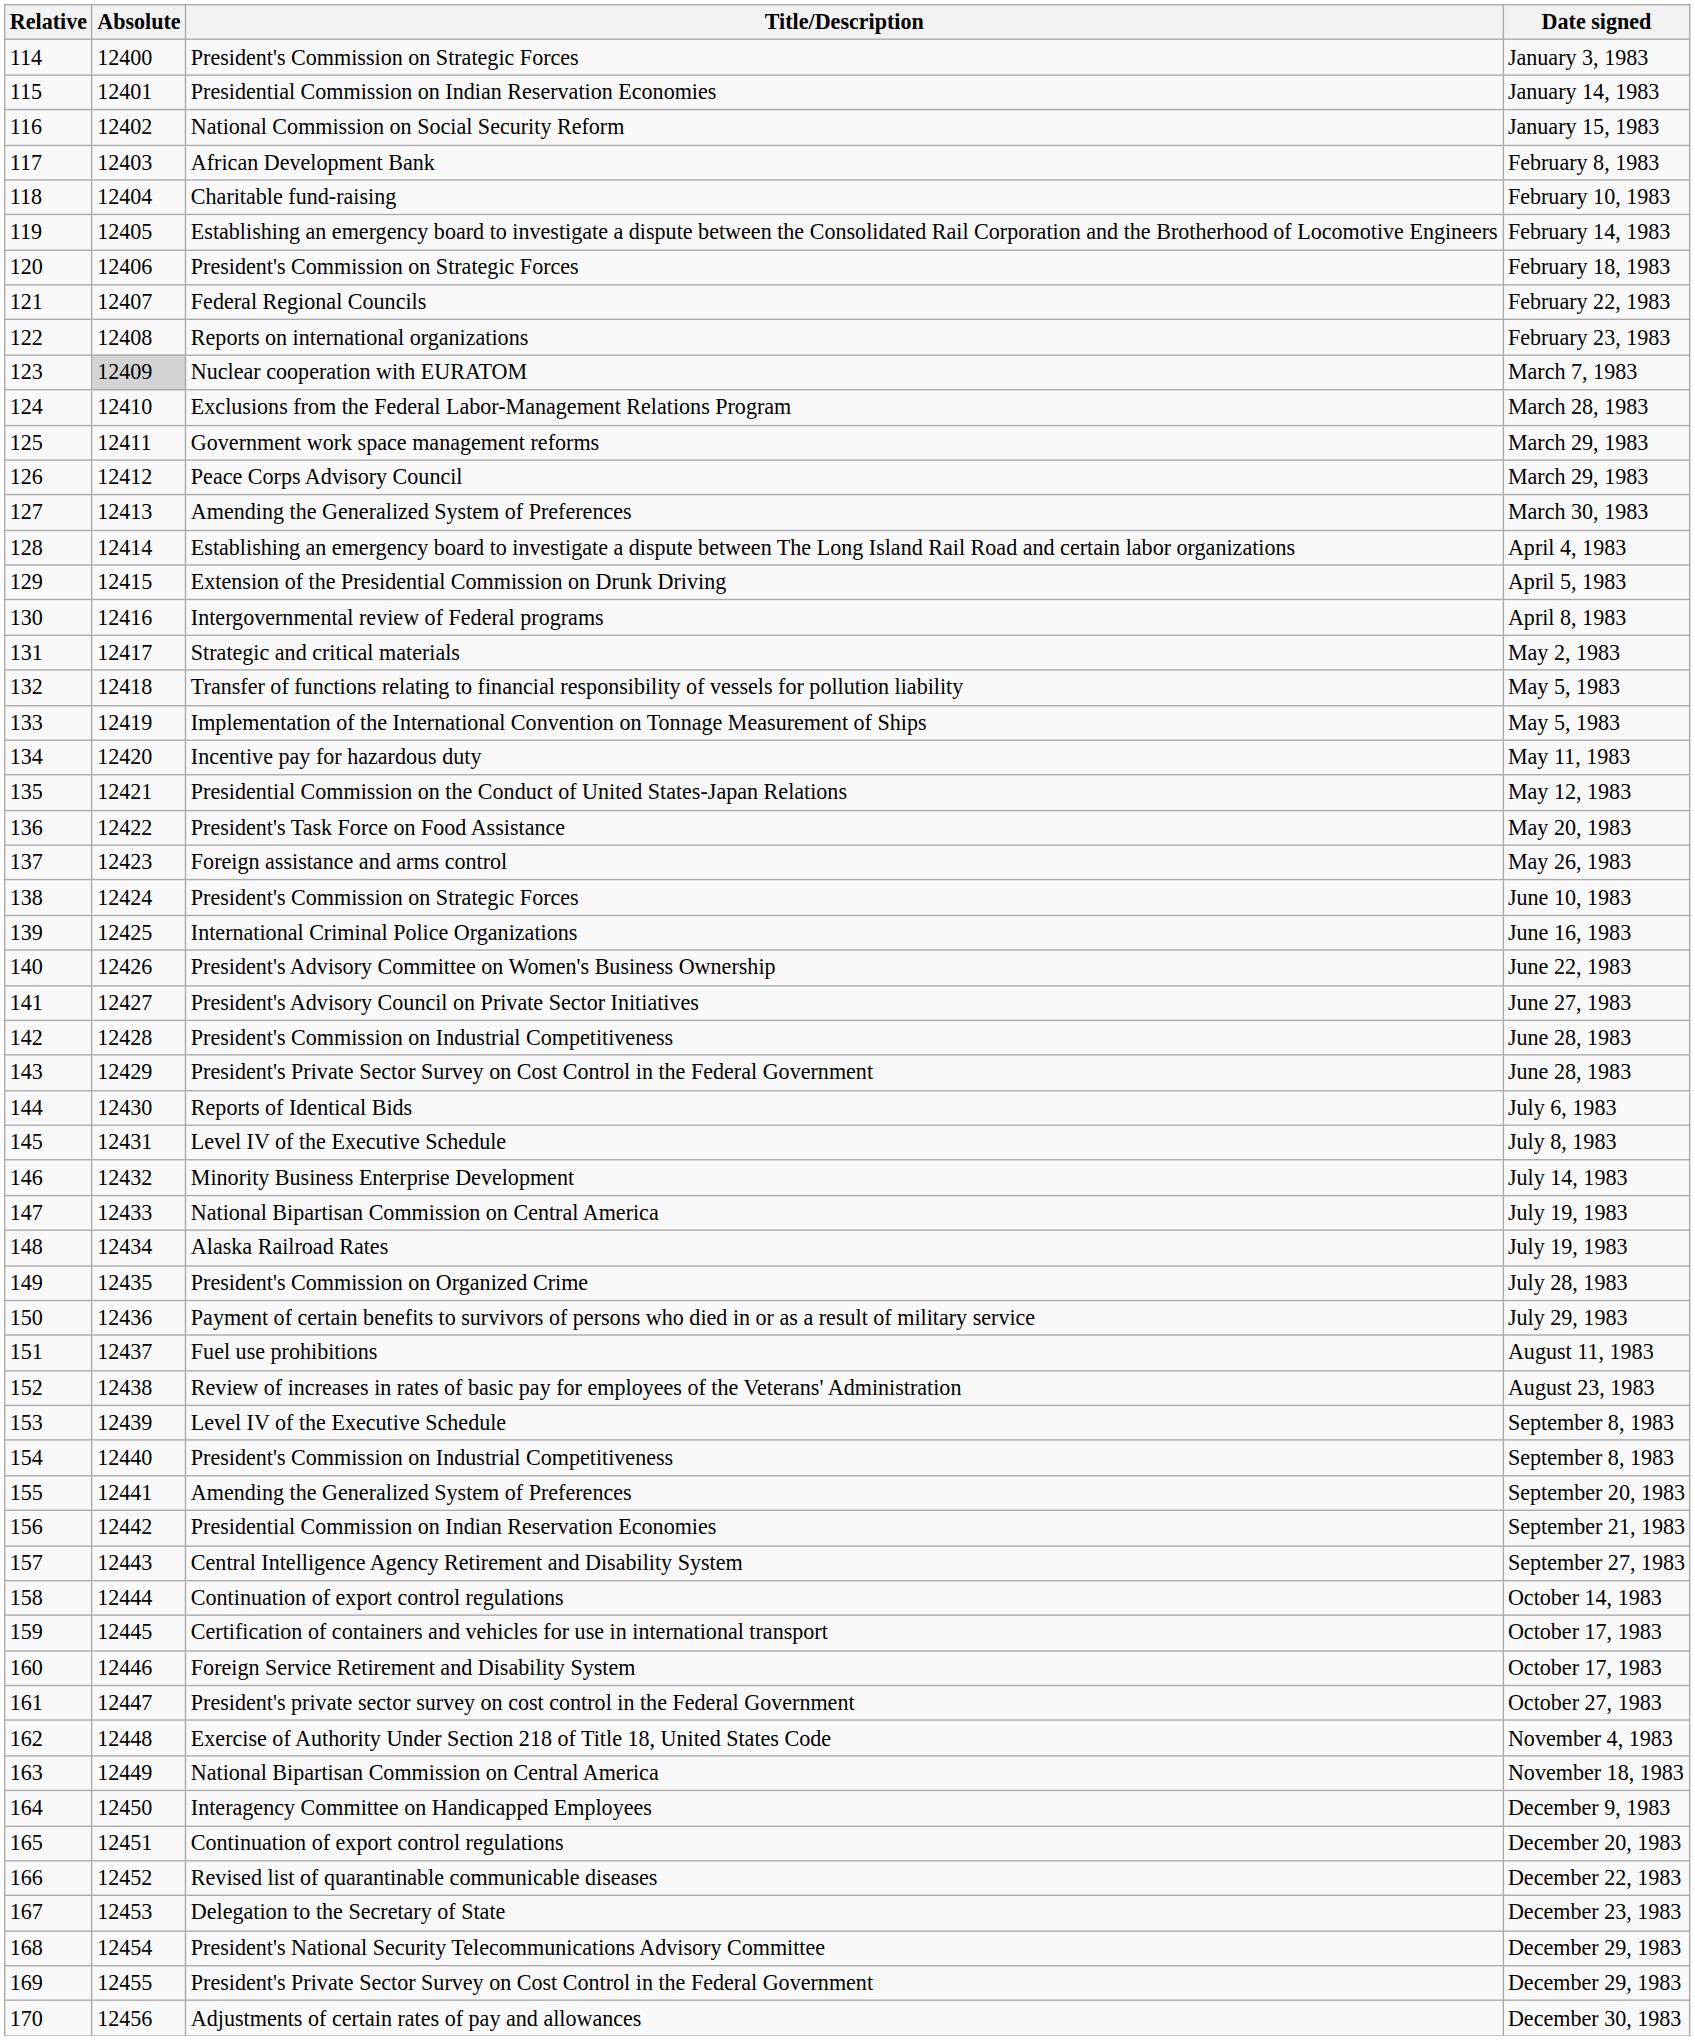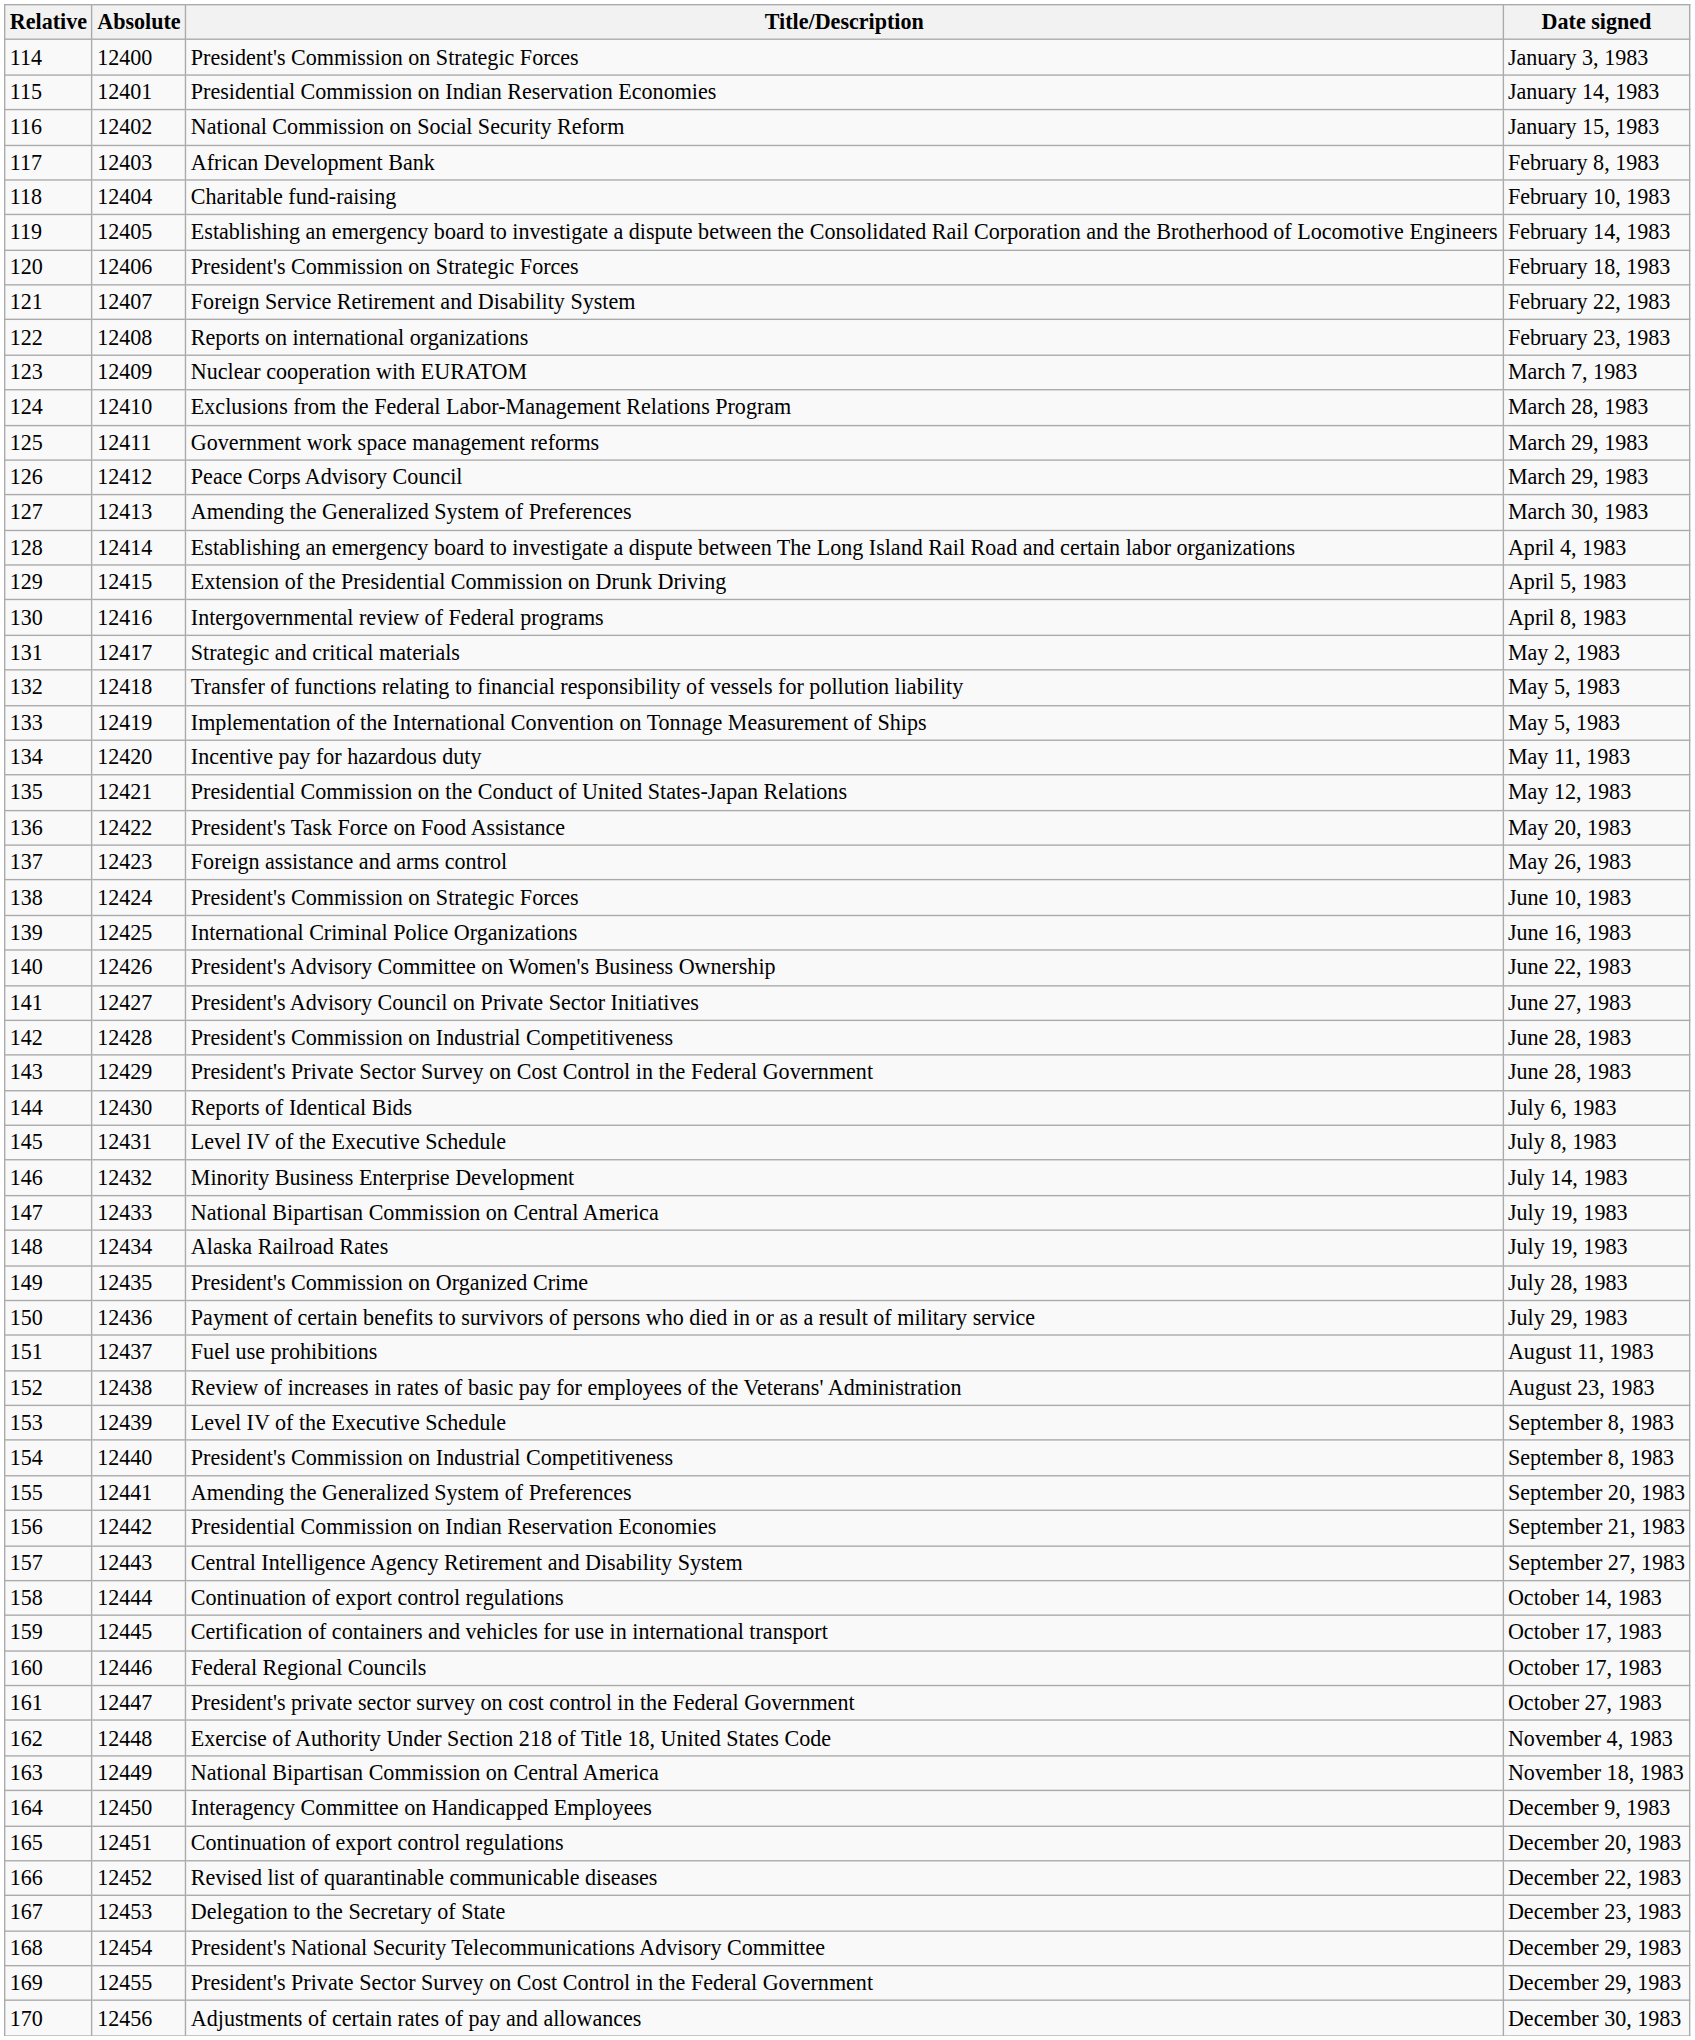(309, 302) Federal Regional Councils -> (413, 302) Foreign Service Retirement and Disability System
(125, 372) lightgrey background -> (125, 372) no background
(413, 1667) Foreign Service Retirement and Disability System -> (309, 1667) Federal Regional Councils
